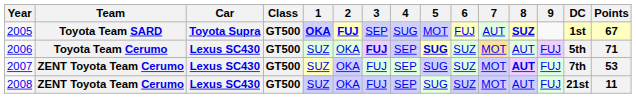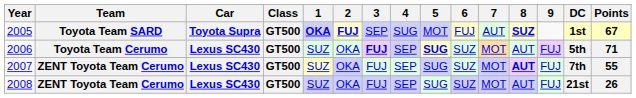(611, 66) 53 -> (611, 66) 55
(611, 84) 11 -> (611, 84) 26
